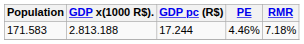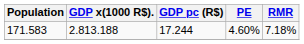(244, 30) 4.46% -> (244, 30) 4.60%
